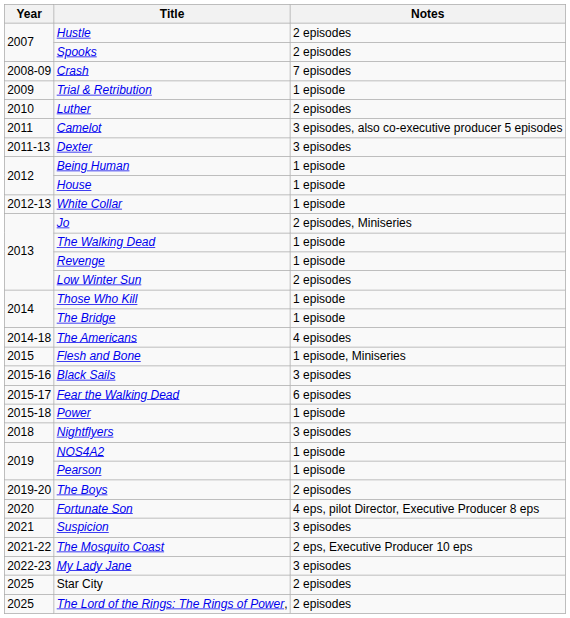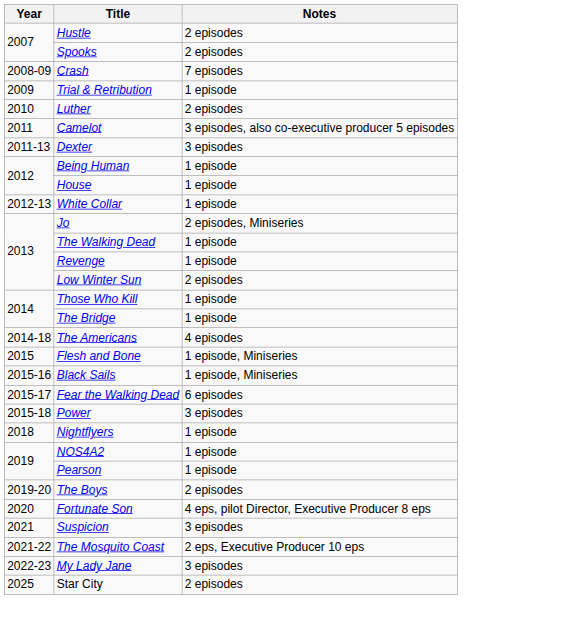(322, 375) 3 episodes -> (241, 375) 1 episode, Miniseries
(319, 413) 1 episode -> (214, 413) 3 episodes
(322, 432) 3 episodes -> (211, 432) 1 episode
- row: (172, 603)
